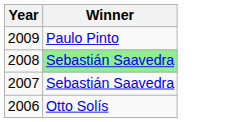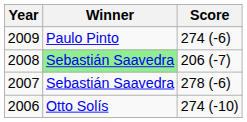+ column: (210, 15)
